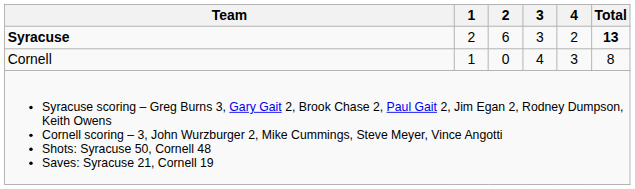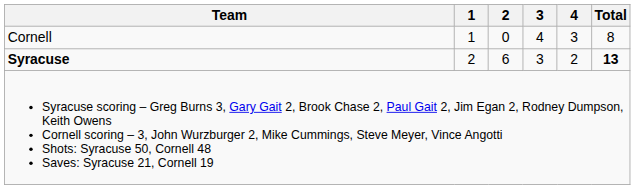rows swapped: (39, 37) <-> (30, 59)
